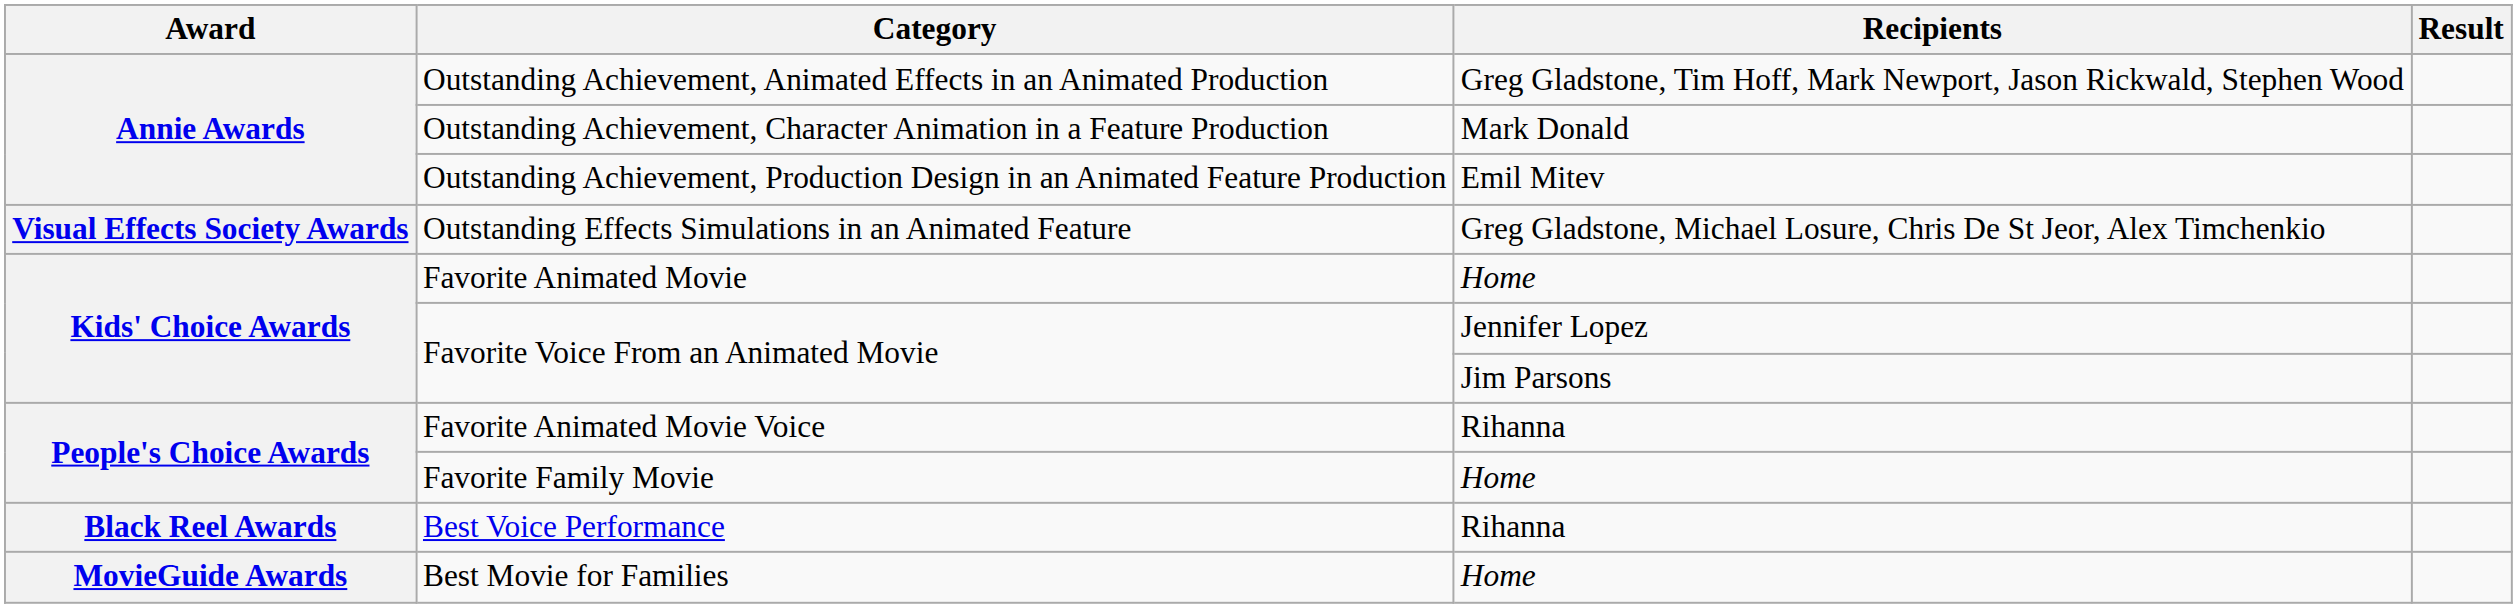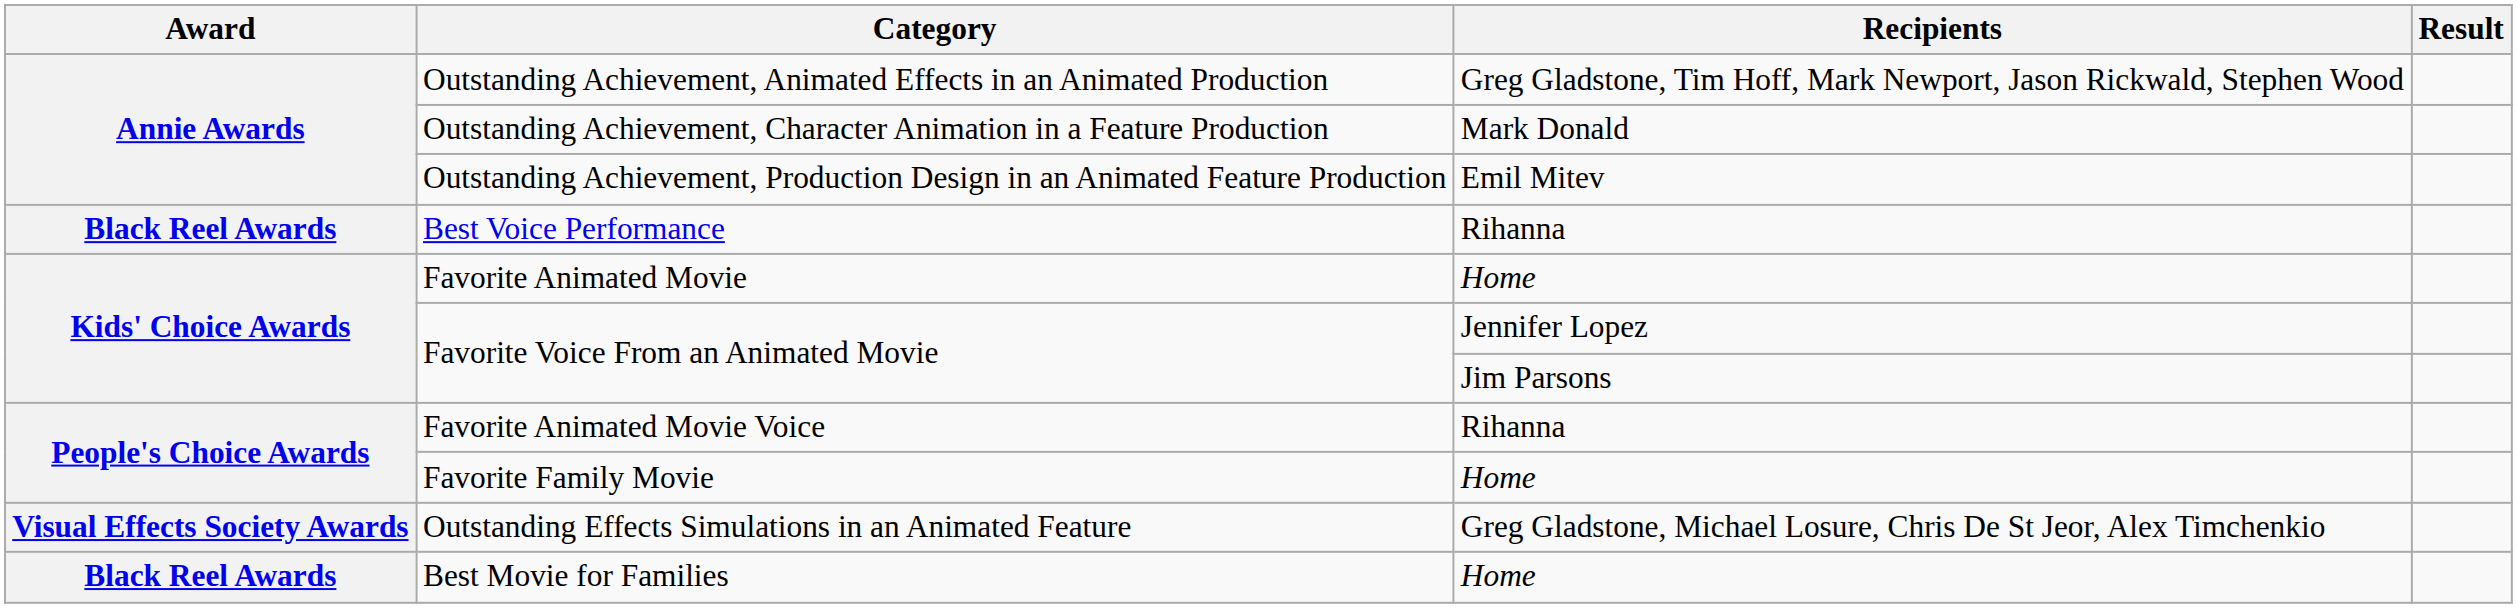rows swapped: (574, 526) <-> (777, 228)
(210, 576) MovieGuide Awards -> (210, 576) Black Reel Awards
